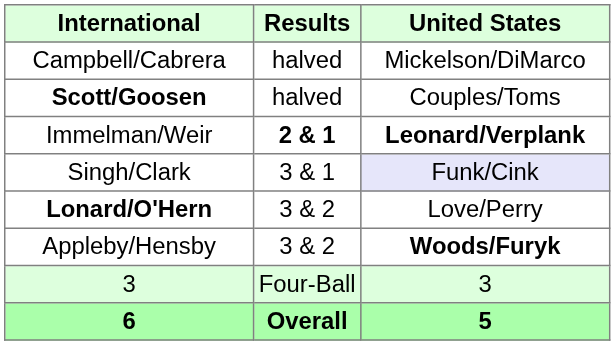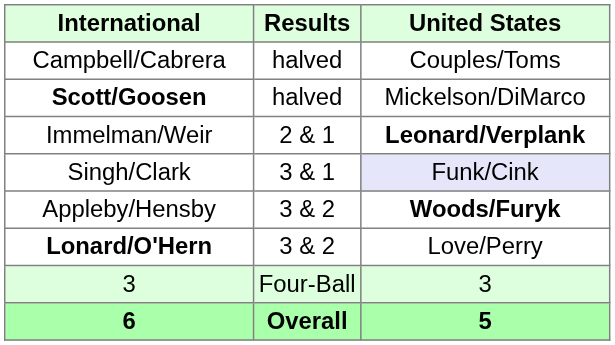(485, 60) Mickelson/DiMarco -> (485, 60) Couples/Toms
(485, 97) Couples/Toms -> (485, 97) Mickelson/DiMarco
(307, 134) bold -> (307, 134) normal
rows swapped: (129, 209) <-> (129, 246)
